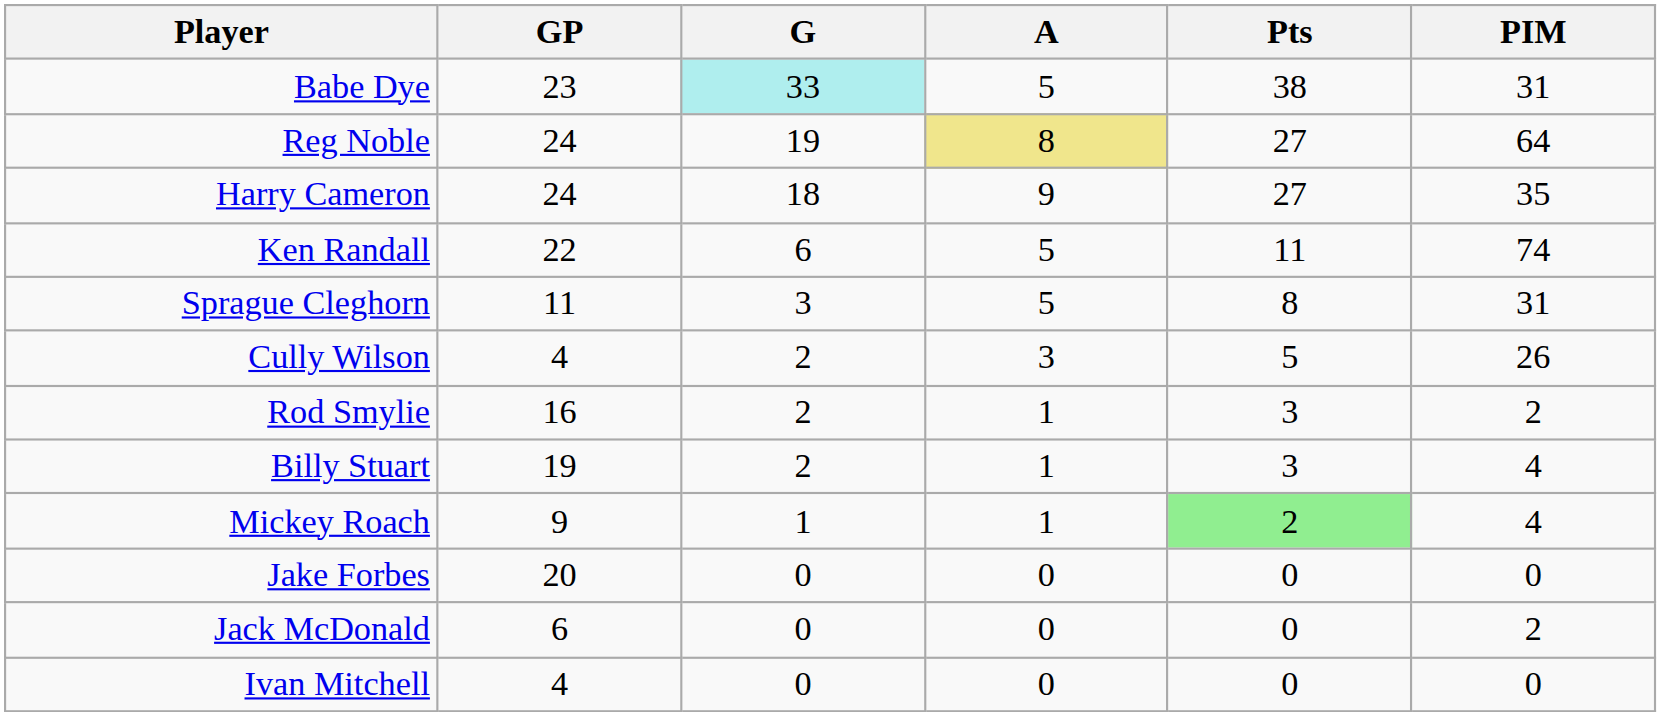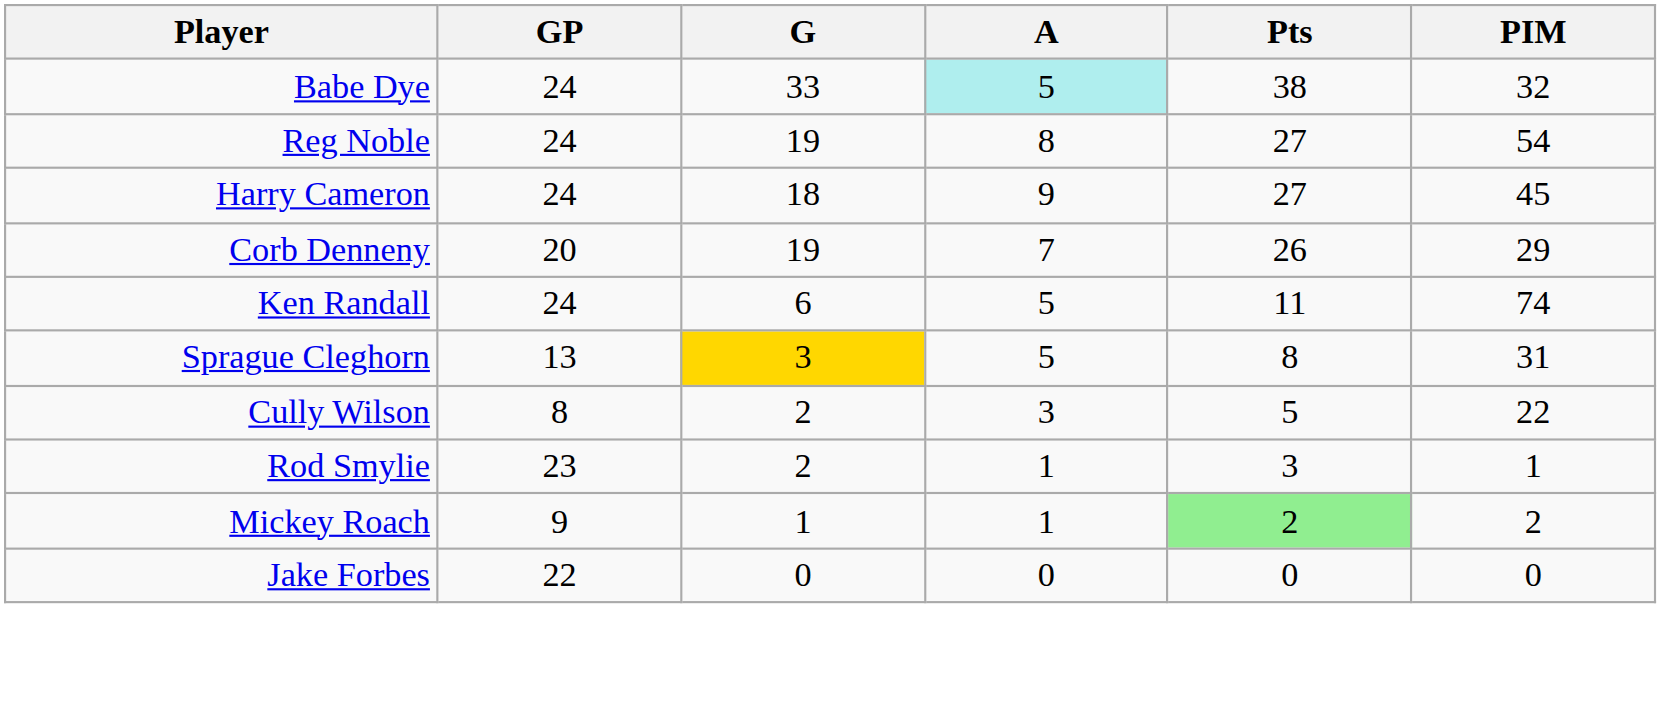(560, 85) 23 -> (560, 85) 24
(803, 85) paleturquoise background -> (803, 85) no background
(1046, 85) no background -> (1046, 85) paleturquoise background
(1533, 85) 31 -> (1533, 85) 32
(1046, 140) khaki background -> (1046, 140) no background
(1533, 140) 64 -> (1533, 140) 54
(1533, 194) 35 -> (1533, 194) 45
+ row: (330, 248)
(560, 248) 22 -> (560, 303) 24
(560, 303) 11 -> (560, 357) 13
(803, 303) no background -> (803, 357) gold background
(560, 357) 4 -> (560, 411) 8
(1533, 357) 26 -> (1533, 411) 22
(560, 411) 16 -> (560, 466) 23
(1533, 411) 2 -> (1533, 466) 1
- row: (350, 466)
(1533, 520) 4 -> (1533, 520) 2
(560, 574) 20 -> (560, 574) 22
- row: (322, 628)
- row: (337, 683)
